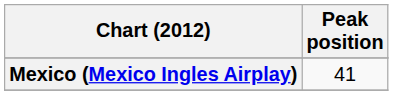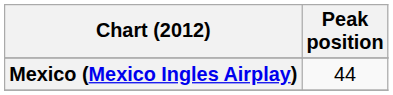(345, 74) 41 -> (345, 74) 44
